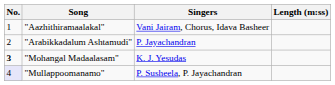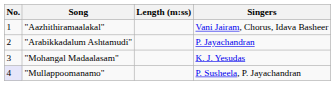columns swapped: (203, 12) <-> (301, 12)
(9, 58) bold -> (9, 58) normal
